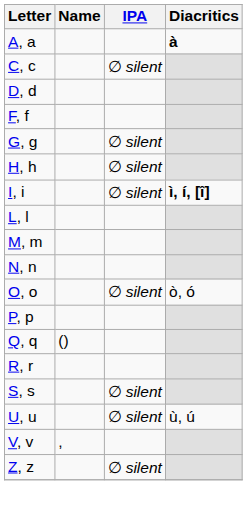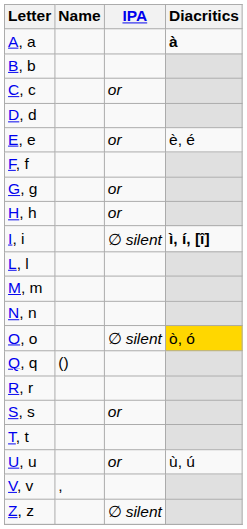+ row: (22, 66)
(135, 67) ∅ silent -> (115, 90) or
+ row: (22, 139)
(135, 141) ∅ silent -> (115, 189) or
(135, 167) ∅ silent -> (115, 213) or
(182, 291) no background -> (182, 338) gold background
- row: (21, 317)
(135, 391) ∅ silent -> (115, 412) or
+ row: (18, 437)
(135, 417) ∅ silent -> (115, 461) or
